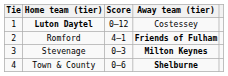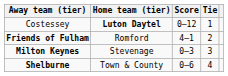columns swapped: (14, 11) <-> (176, 11)
